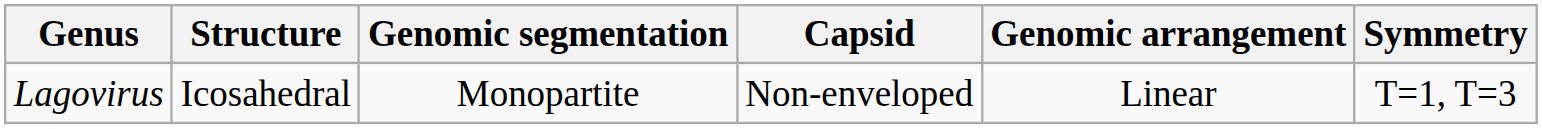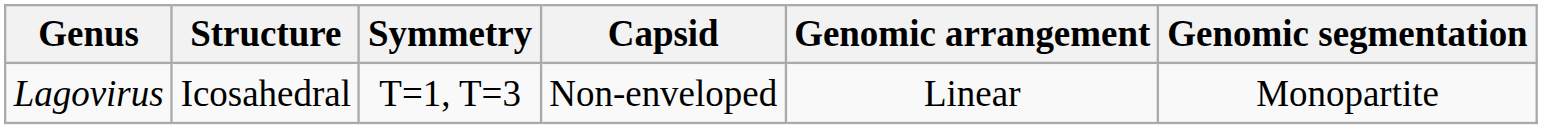columns swapped: (1446, 33) <-> (548, 33)
